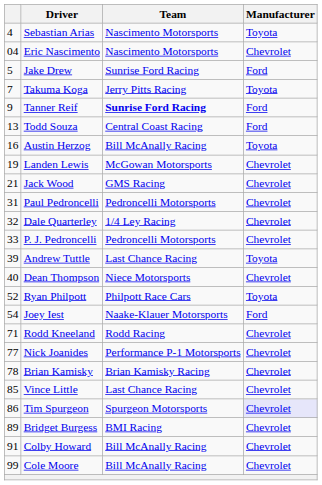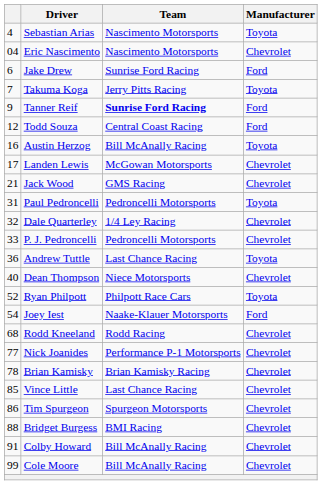(10, 70) 5 -> (10, 70) 6
(13, 126) 13 -> (13, 126) 12
(13, 164) 19 -> (13, 164) 17
(268, 202) Chevrolet -> (262, 202) Toyota
(13, 258) 39 -> (13, 258) 36
(13, 333) 71 -> (13, 333) 68
(268, 408) lavender background -> (268, 408) no background
(13, 427) 89 -> (13, 427) 88
